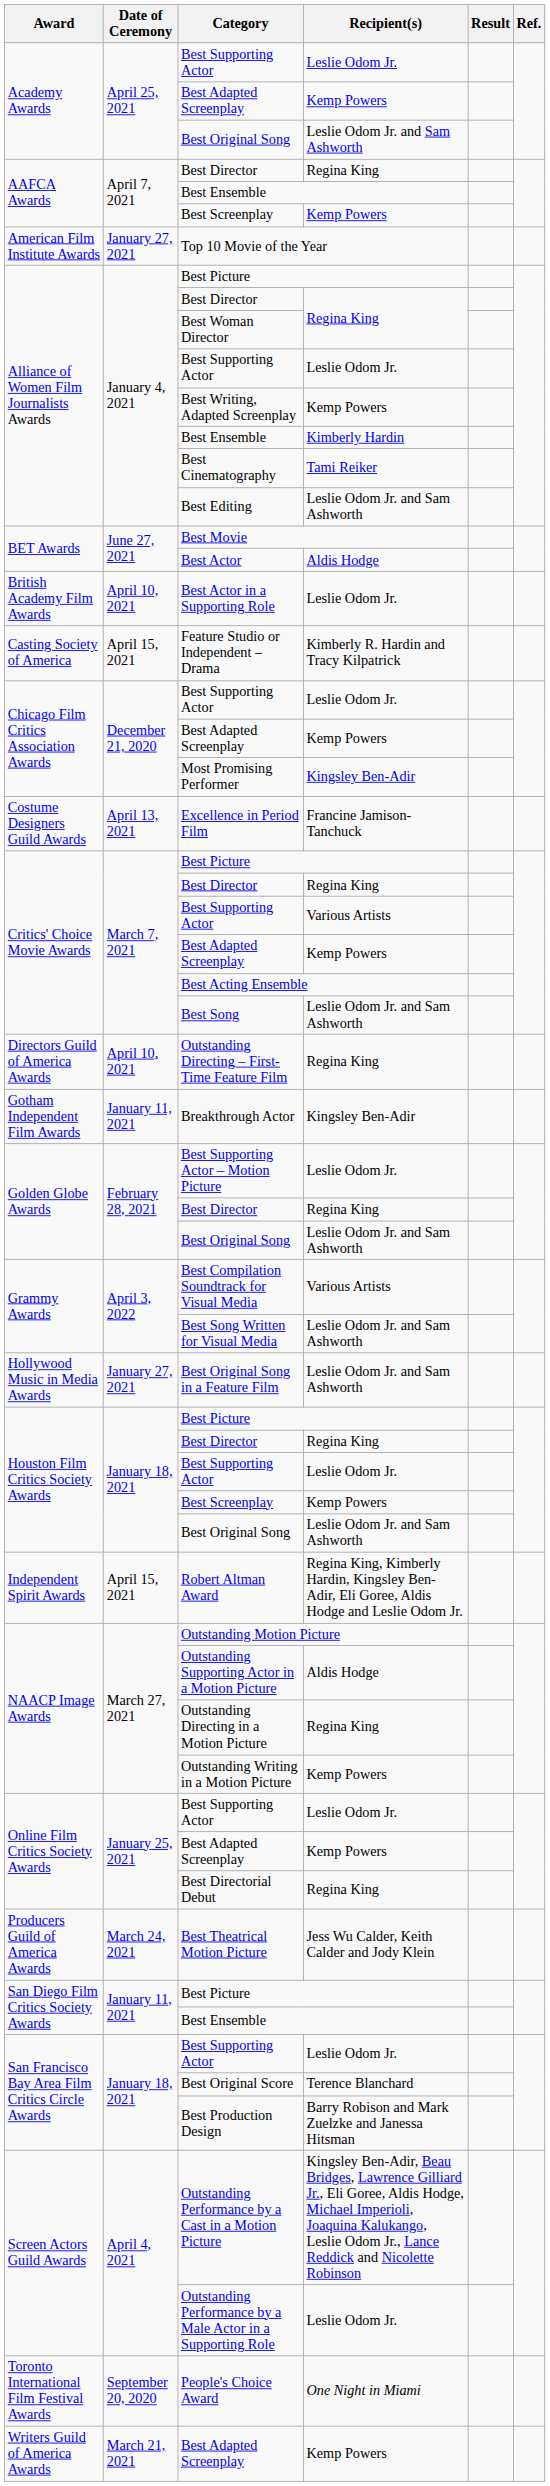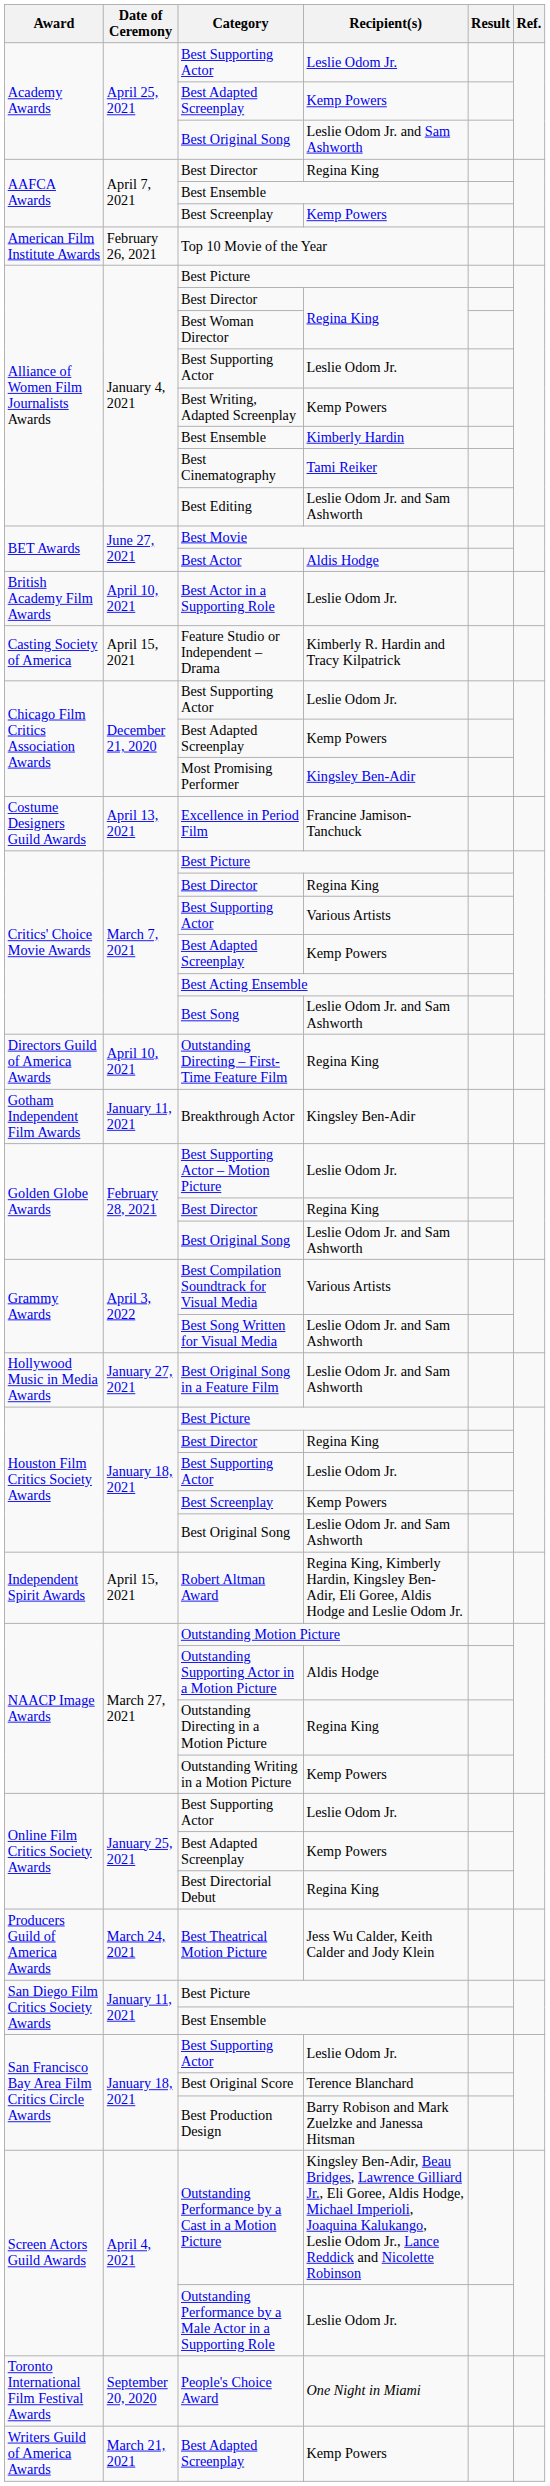(140, 245) January 27, 2021 -> (133, 245) February 26, 2021
